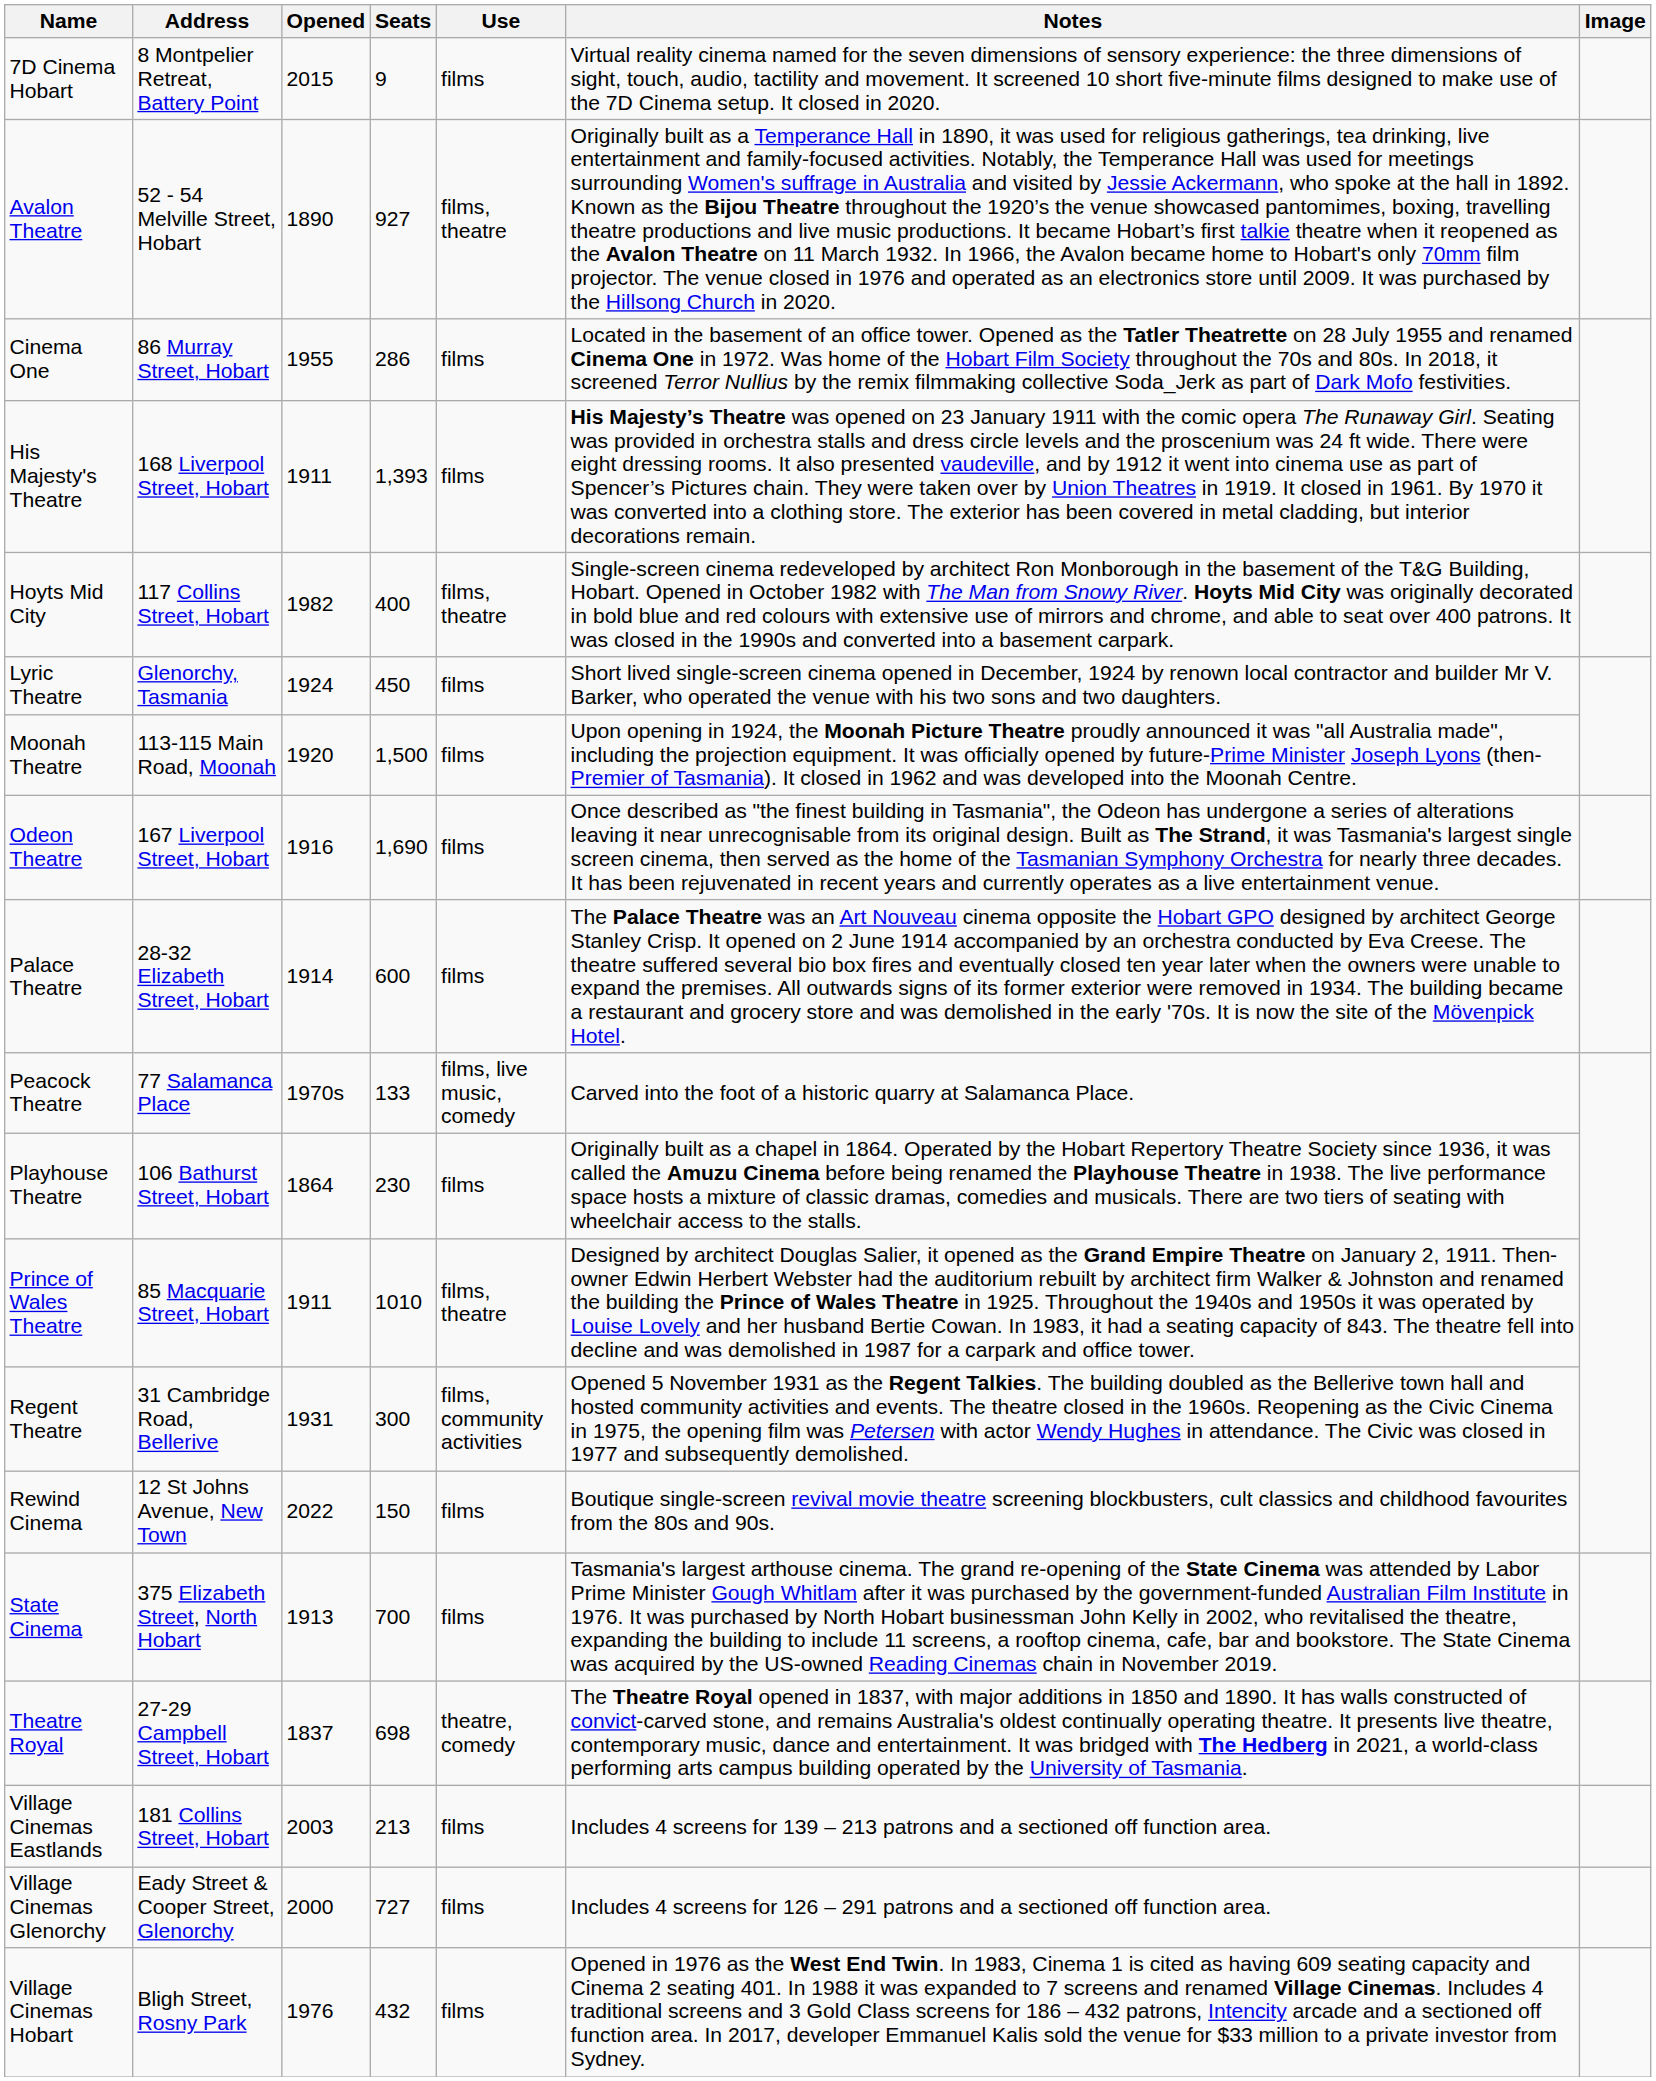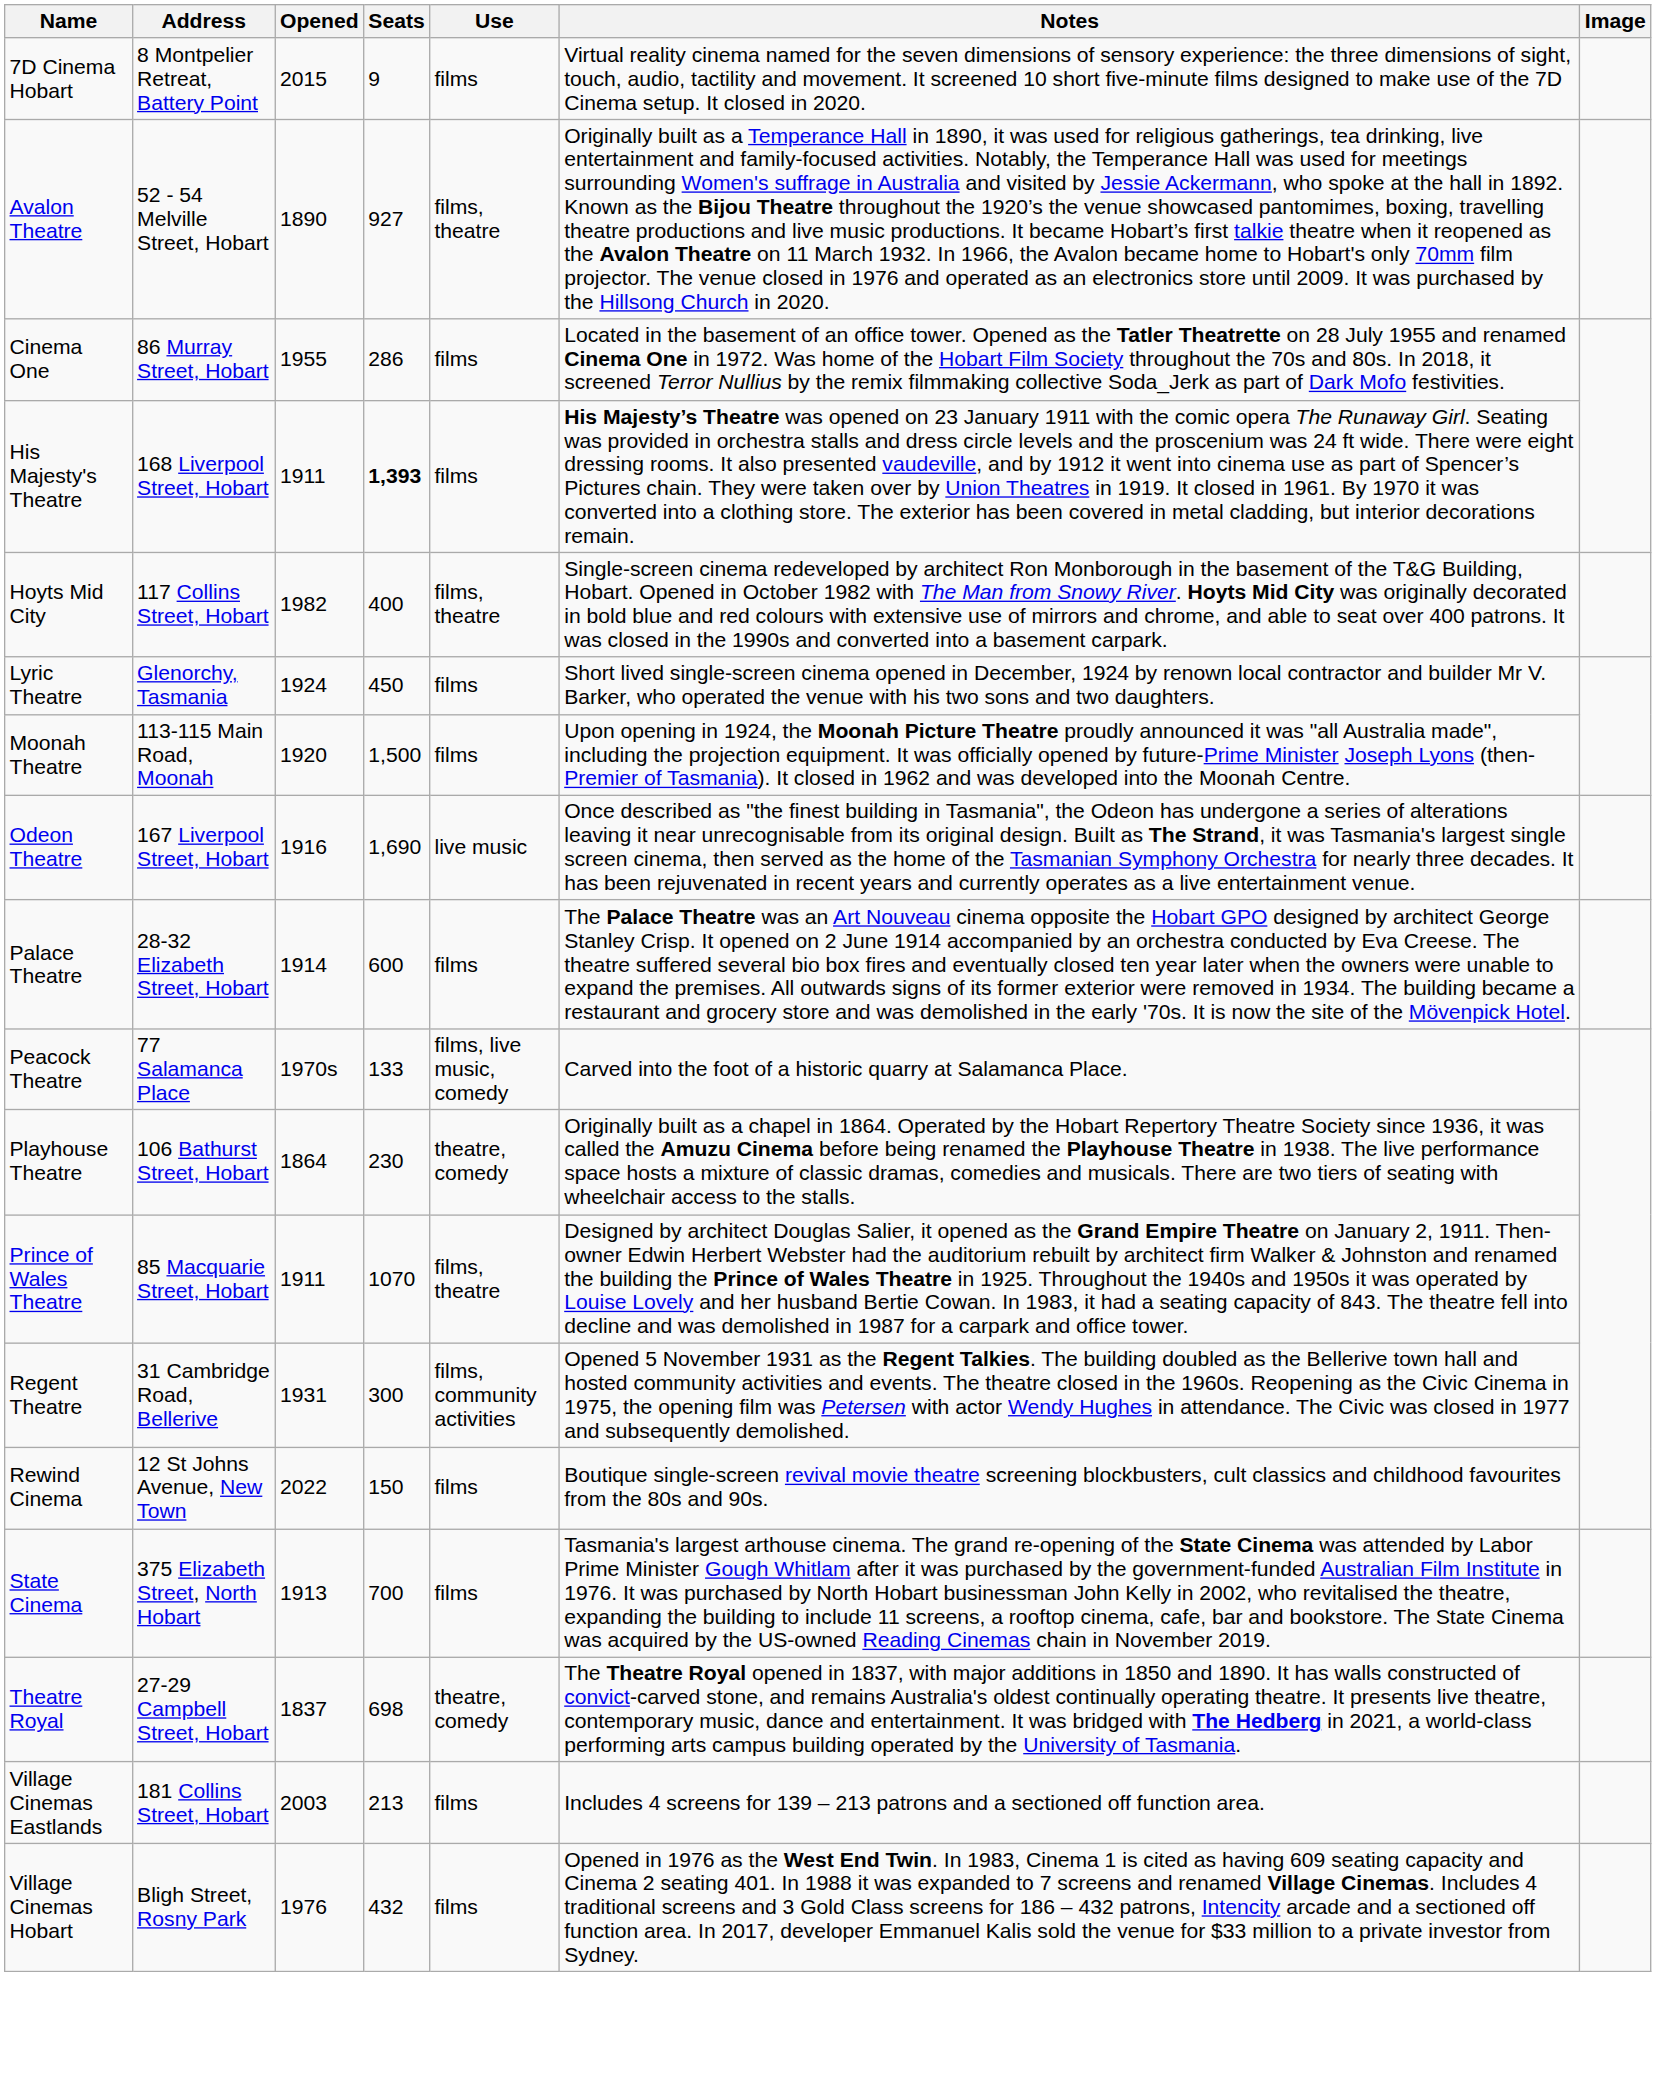(401, 475) normal -> (395, 475) bold
(463, 847) films -> (481, 847) live music
(463, 1185) films -> (471, 1161) theatre, comedy
(398, 1302) 1010 -> (392, 1278) 1070
- row: (58, 1907)
